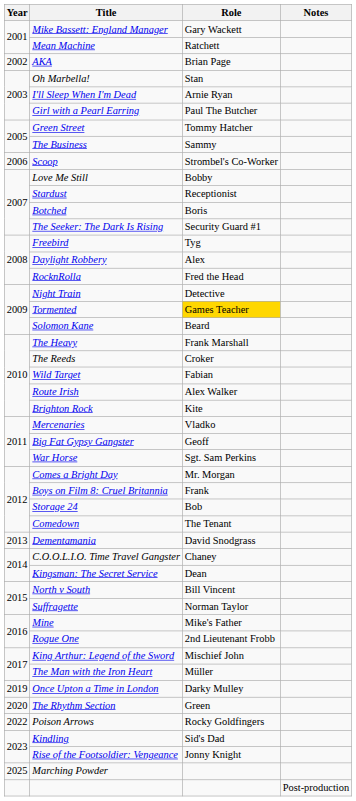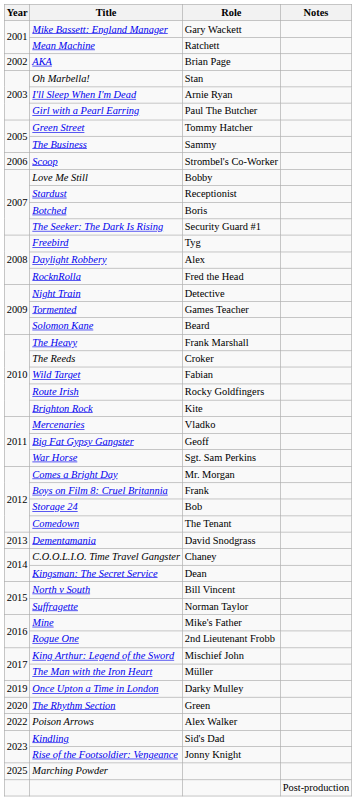(217, 309) gold background -> (217, 309) no background
(211, 392) Alex Walker -> (224, 392) Rocky Goldfingers
(224, 721) Rocky Goldfingers -> (211, 721) Alex Walker
